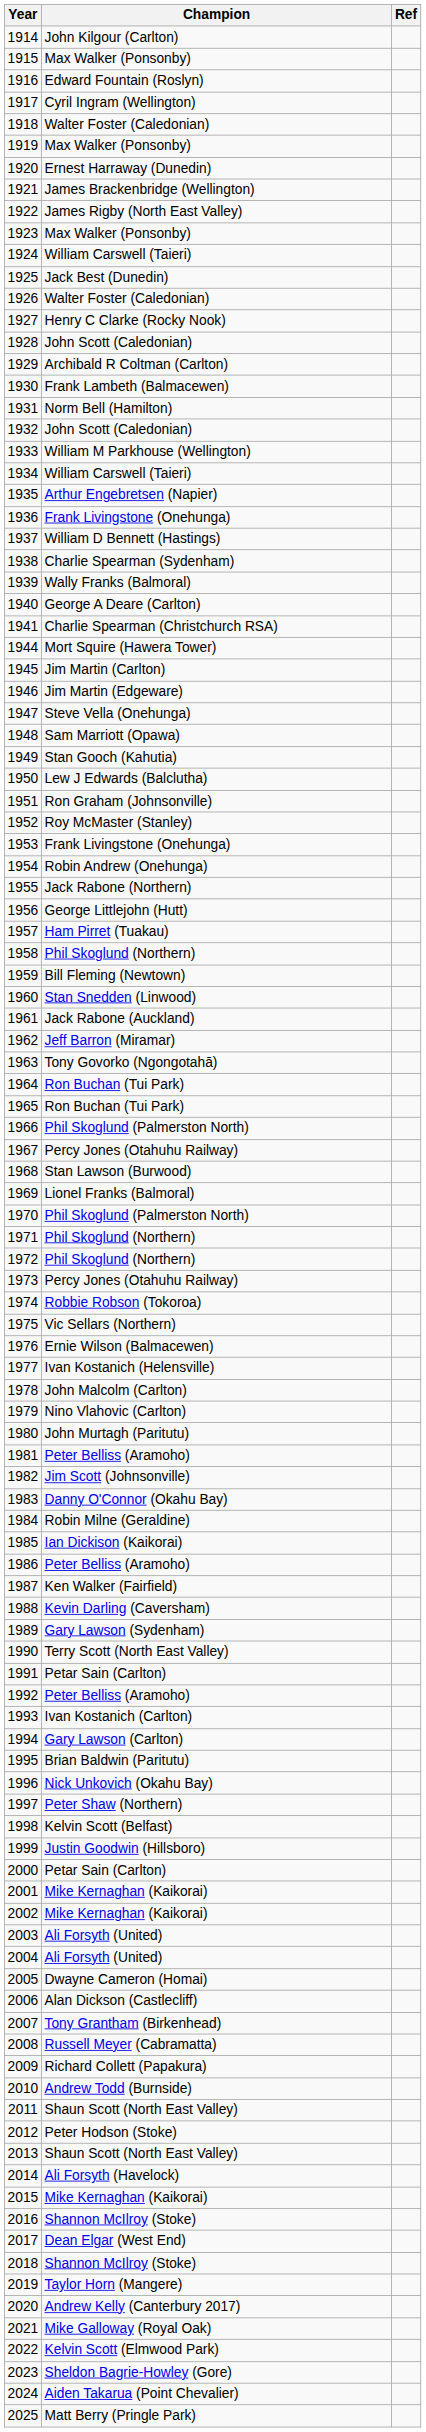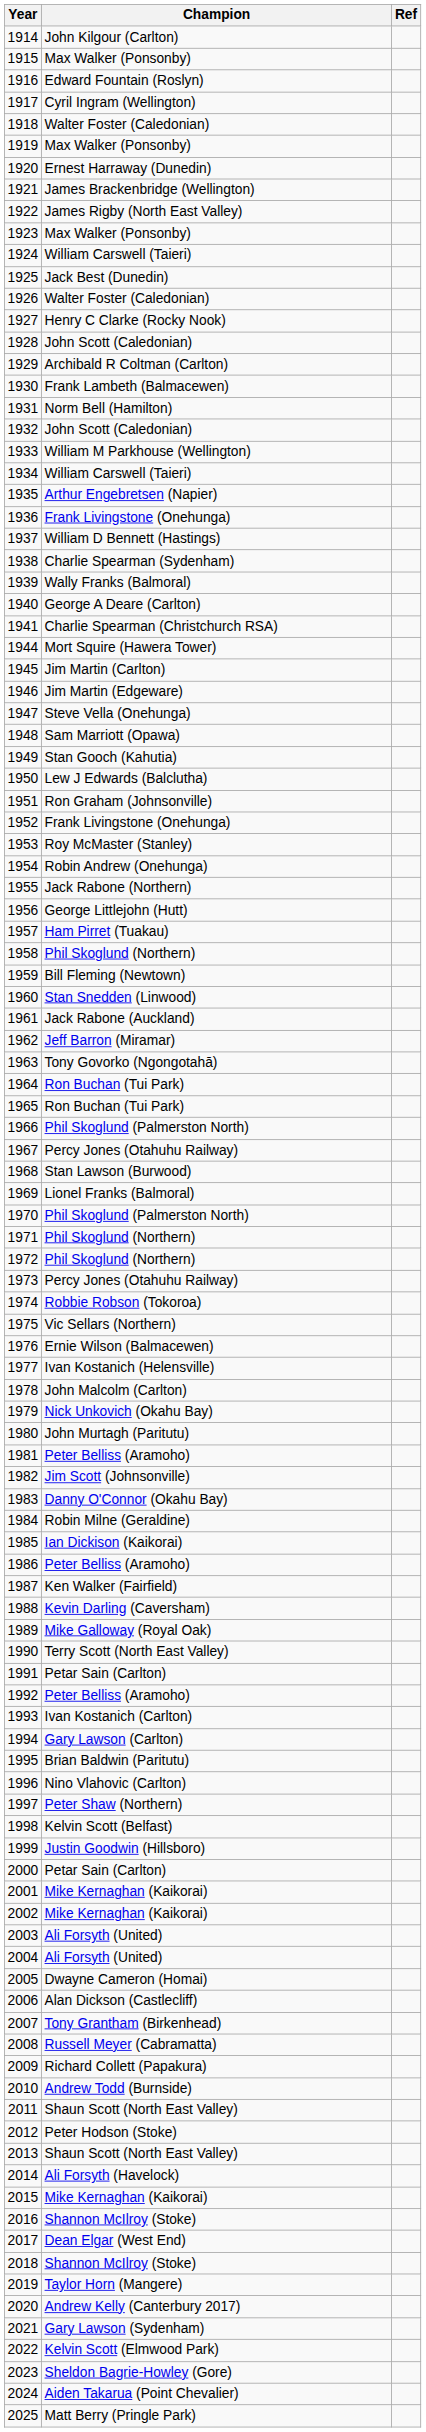(118, 822) Roy McMaster (Stanley) -> (137, 822) Frank Livingstone (Onehunga)
(137, 844) Frank Livingstone (Onehunga) -> (118, 844) Roy McMaster (Stanley)
(115, 1412) Nino Vlahovic (Carlton) -> (129, 1412) Nick Unkovich (Okahu Bay)
(124, 1630) Gary Lawson (Sydenham) -> (128, 1630) Mike Galloway (Royal Oak)
(129, 1783) Nick Unkovich (Okahu Bay) -> (115, 1783) Nino Vlahovic (Carlton)
(128, 2328) Mike Galloway (Royal Oak) -> (124, 2328) Gary Lawson (Sydenham)
